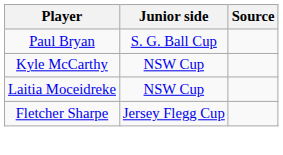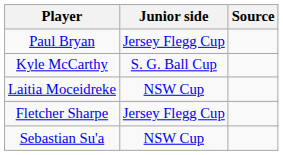(174, 41) S. G. Ball Cup -> (174, 41) Jersey Flegg Cup
(174, 65) NSW Cup -> (174, 65) S. G. Ball Cup
+ row: (62, 138)
